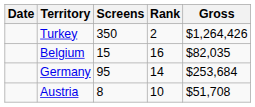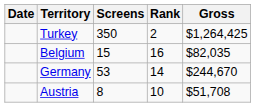(217, 33) $1,264,426 -> (217, 33) $1,264,425
(103, 72) 95 -> (103, 72) 53
(212, 72) $253,684 -> (212, 72) $244,670
